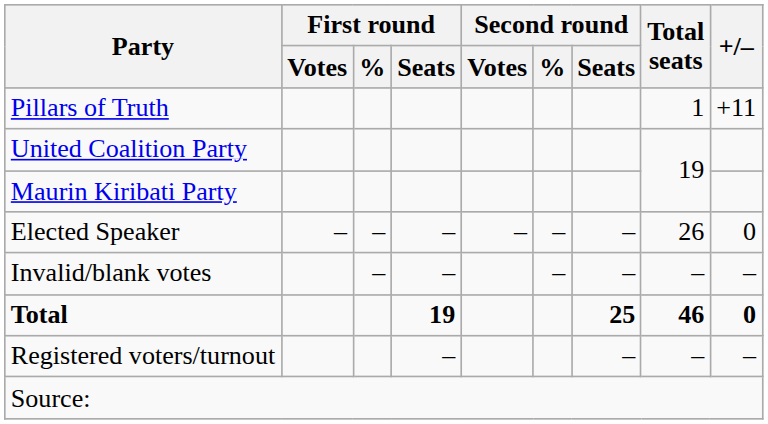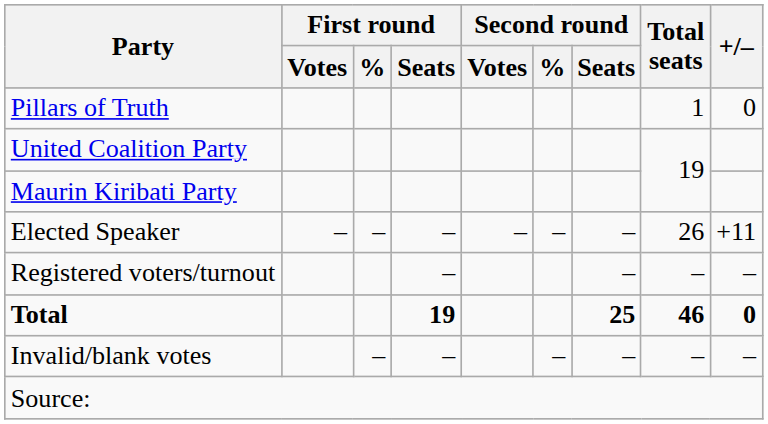(736, 107) +11 -> (750, 107) 0
(750, 231) 0 -> (736, 231) +11
rows swapped: (111, 273) <-> (143, 356)
